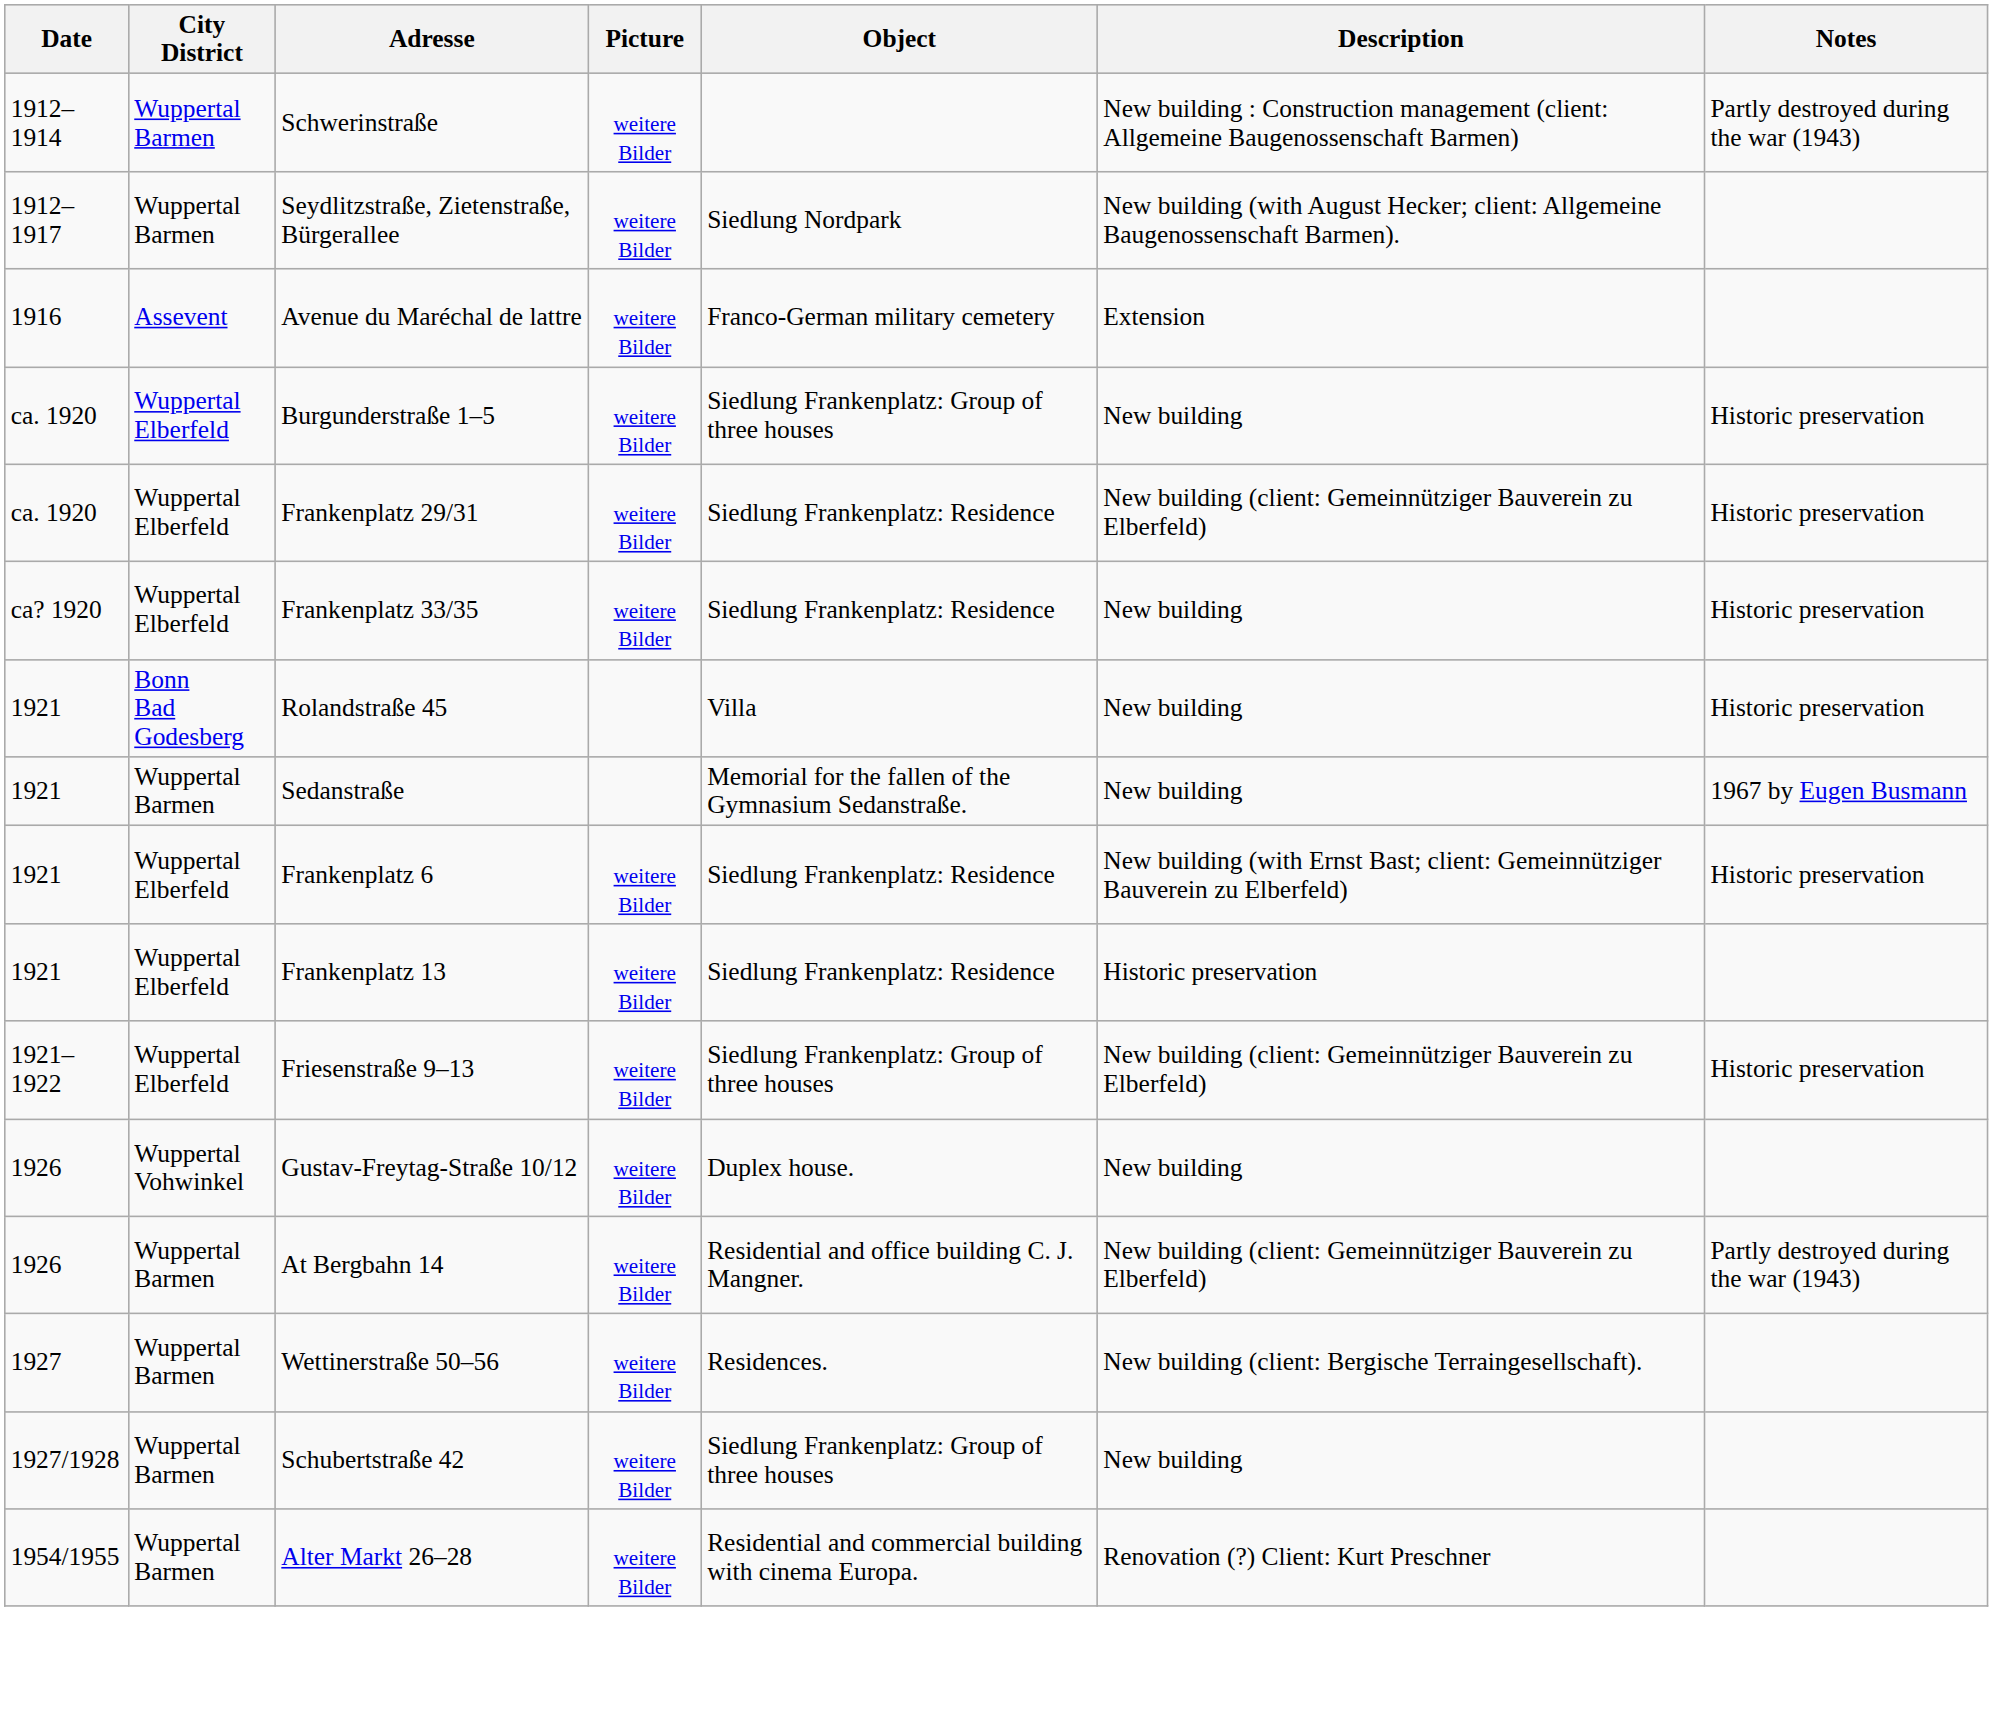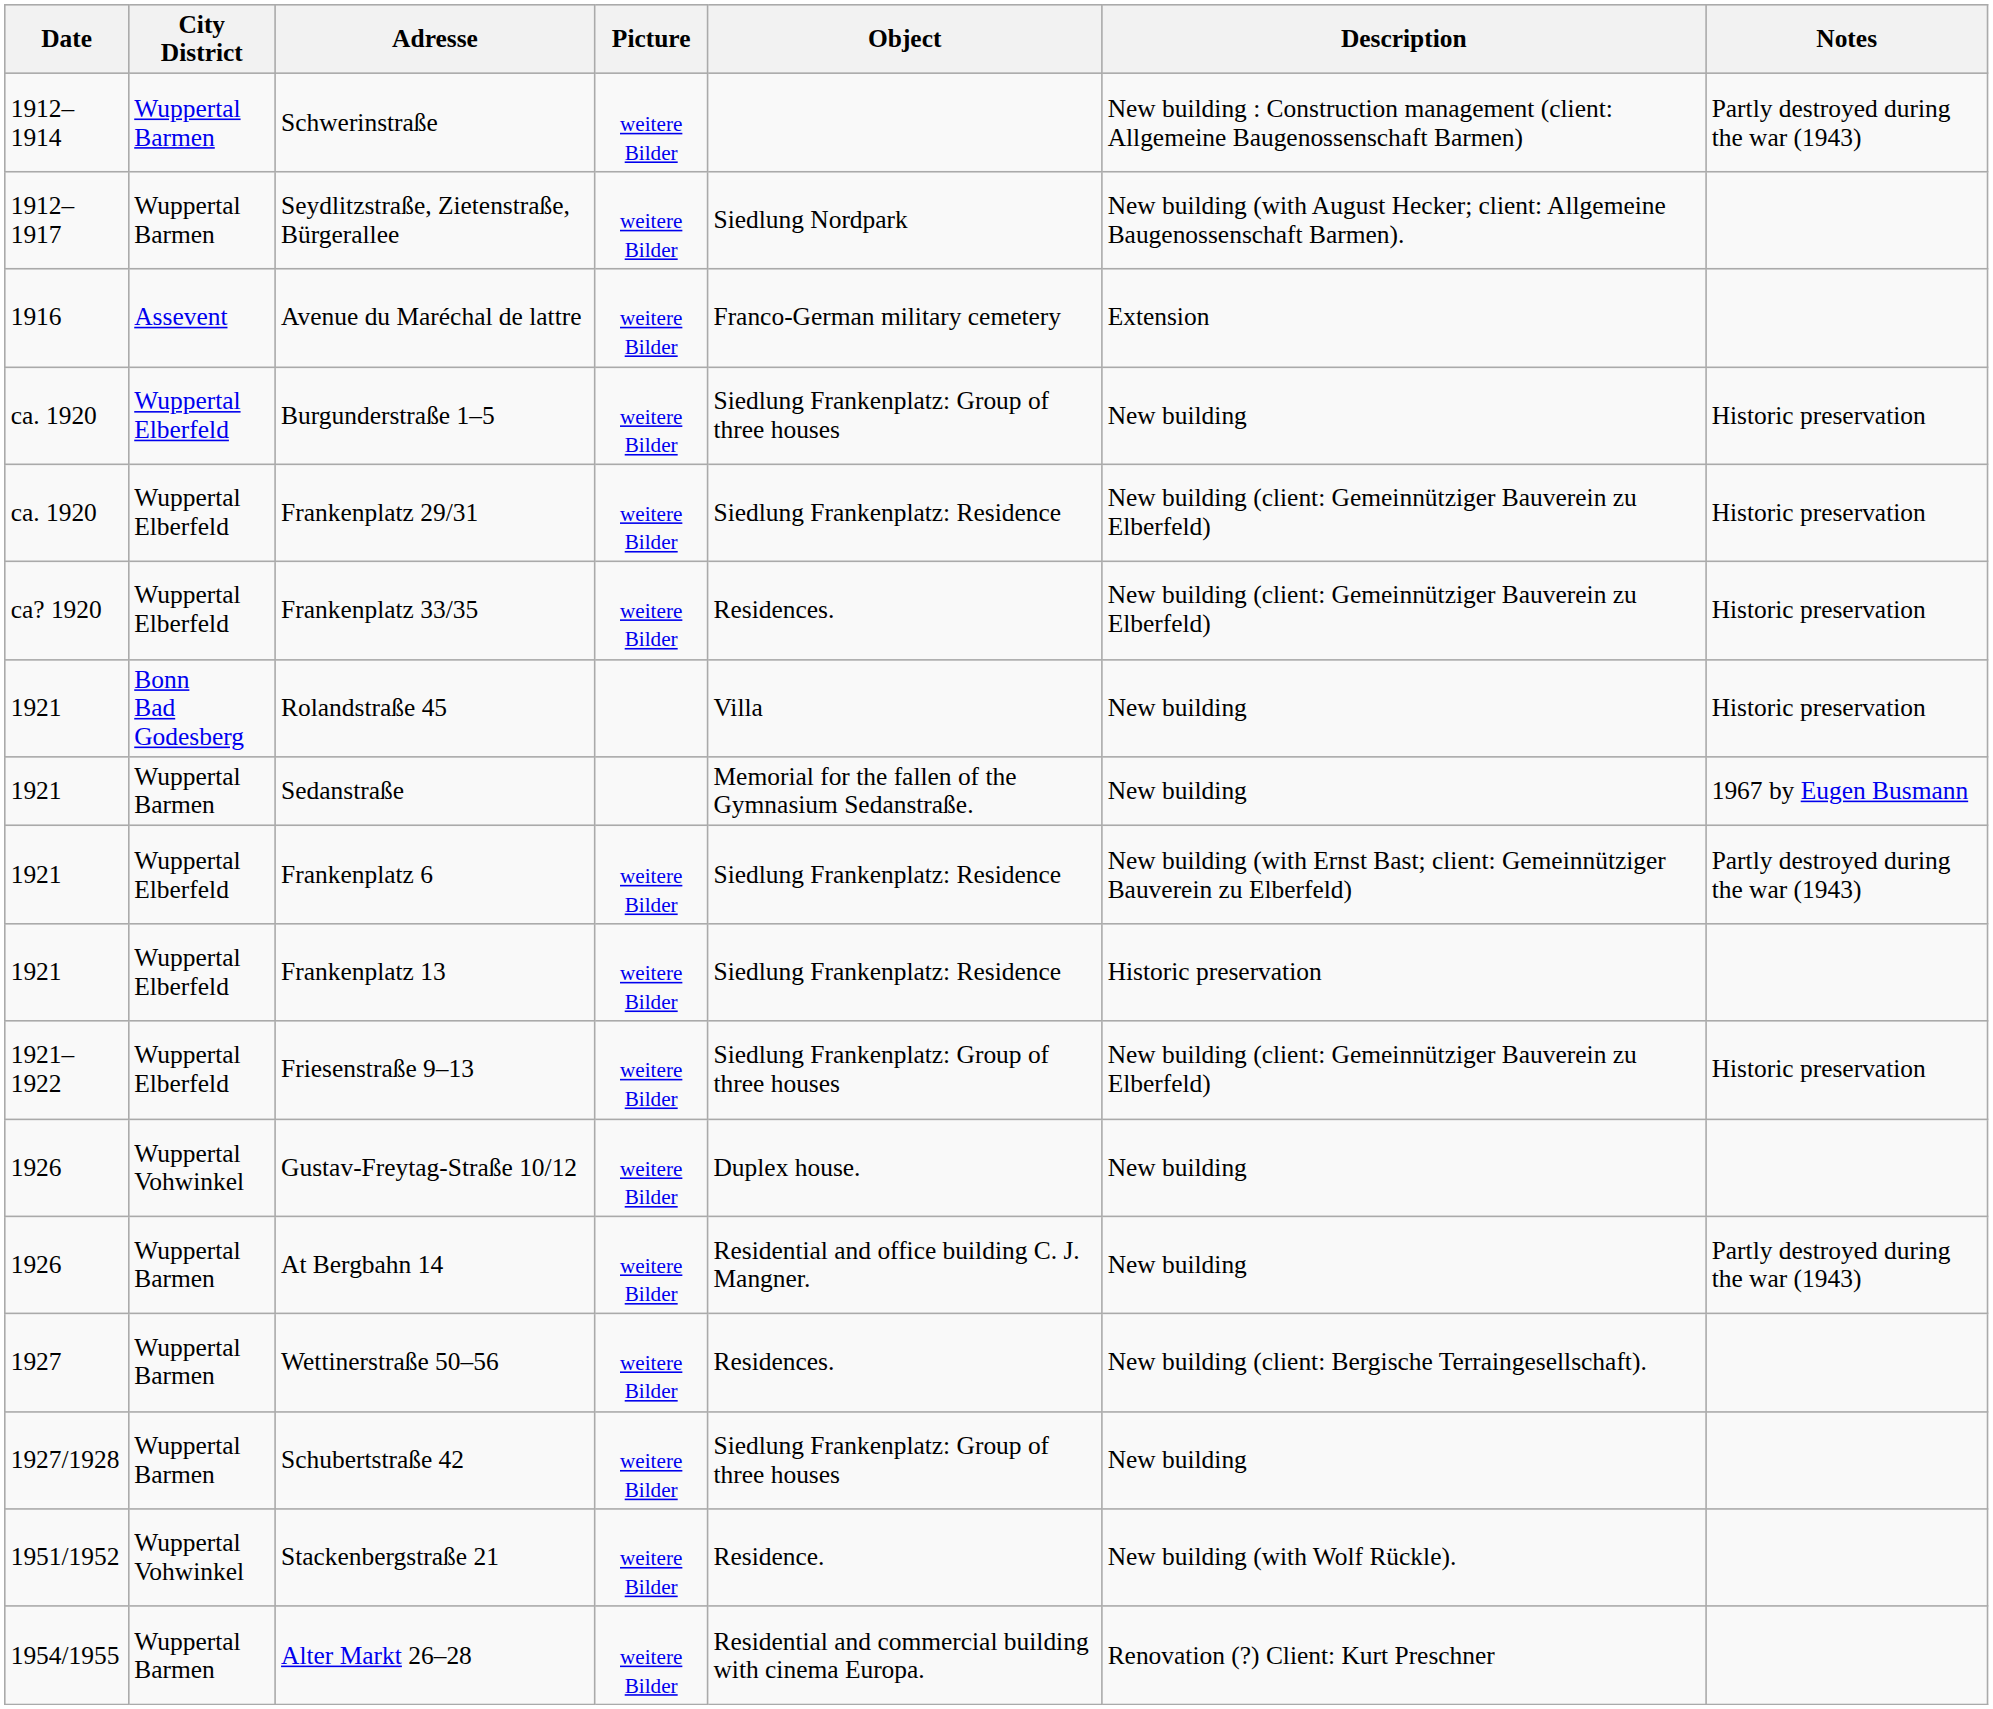(881, 610) Siedlung Frankenplatz: Residence -> (774, 610) Residences.
(1173, 610) New building -> (1372, 610) New building (client: Gemeinnütziger Bauverein zu Elberfeld)
(1817, 874) Historic preservation -> (1831, 874) Partly destroyed during the war (1943)
(1368, 1264) New building (client: Gemeinnütziger Bauverein zu Elberfeld) -> (1177, 1264) New building
+ row: (390, 1557)
